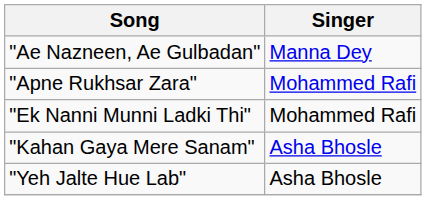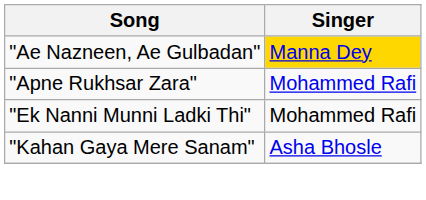(321, 52) no background -> (321, 52) gold background
- row: (98, 178)
